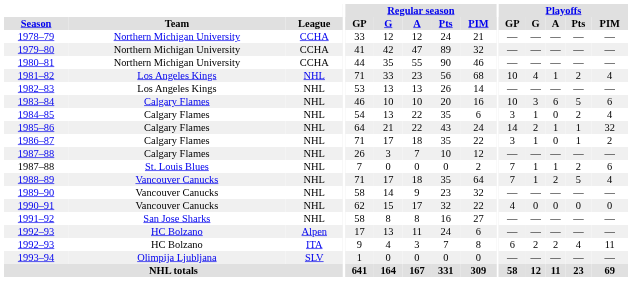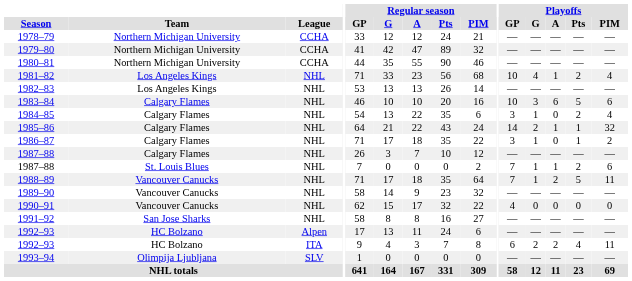(610, 179) 4 -> (610, 179) 11
